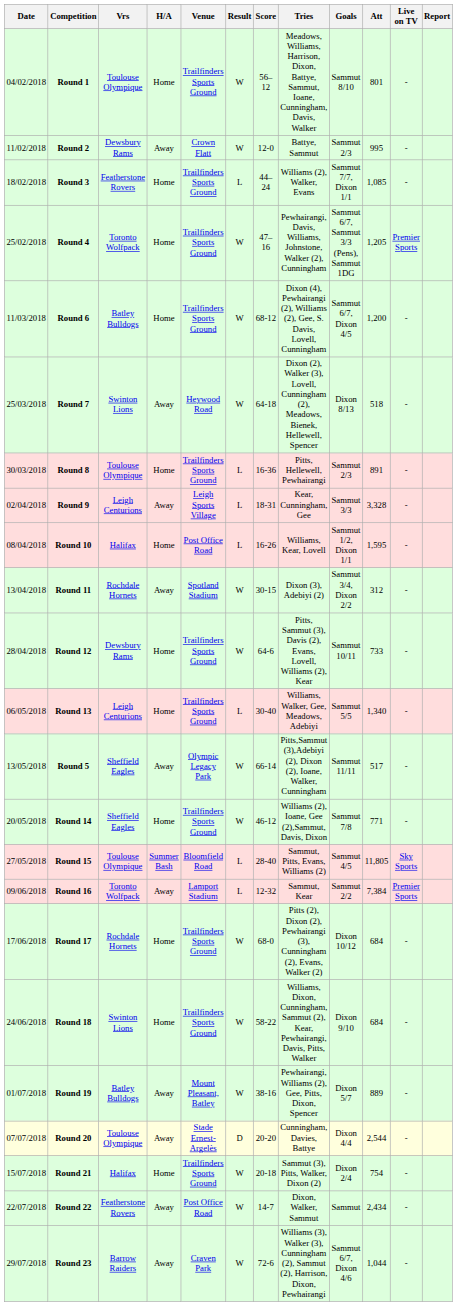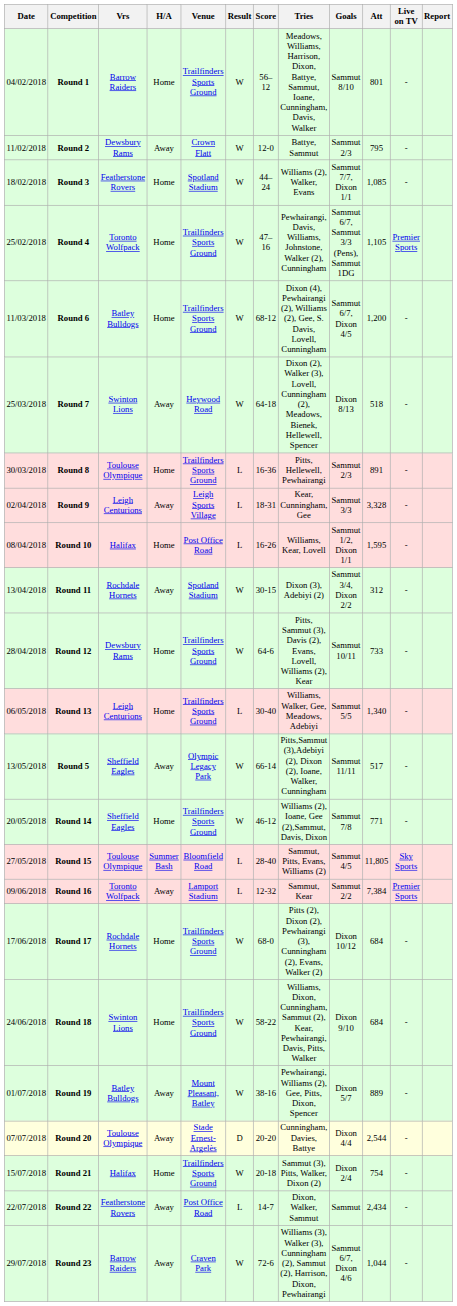(123, 81) Toulouse Olympique -> (123, 81) Barrow Raiders
(376, 147) 995 -> (376, 147) 795
(203, 182) Trailfinders Sports Ground -> (203, 182) Spotland Stadium
(240, 182) L -> (240, 182) W
(376, 242) 1,205 -> (376, 242) 1,105
(240, 1207) W -> (240, 1207) L
